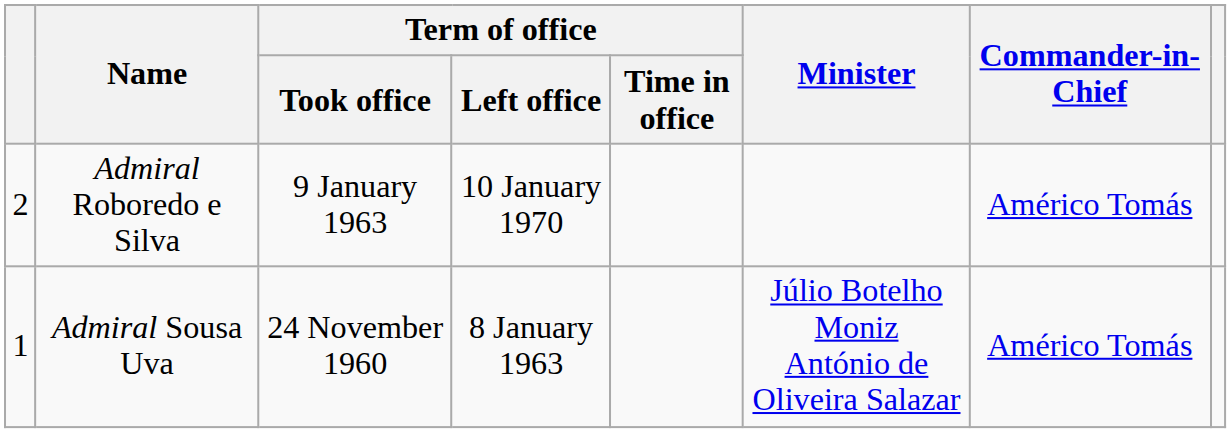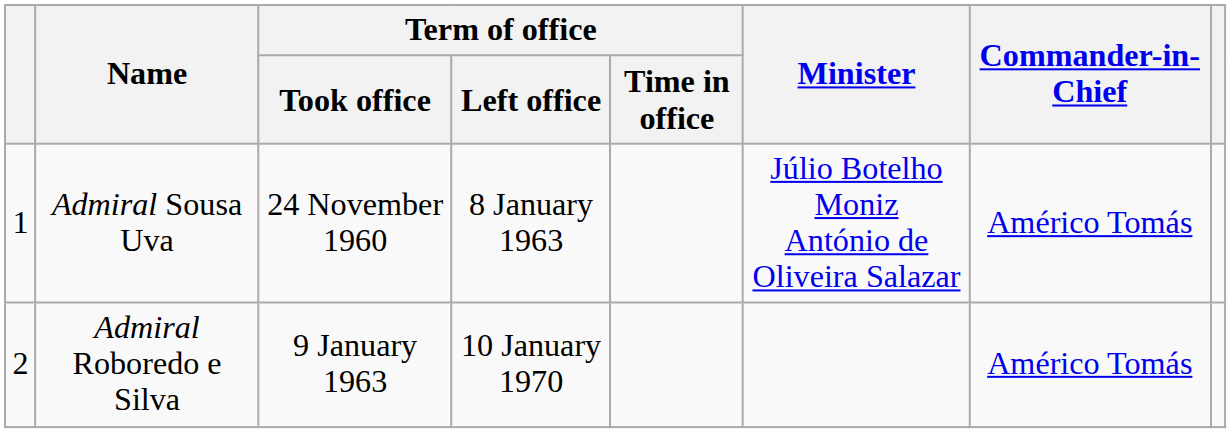rows swapped: (147, 345) <-> (147, 204)
